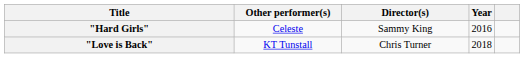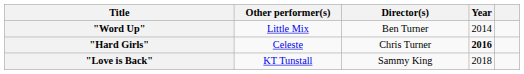+ row: (119, 28)
(405, 28) Sammy King -> (405, 45) Chris Turner
(482, 28) normal -> (482, 45) bold
(405, 45) Chris Turner -> (405, 61) Sammy King
